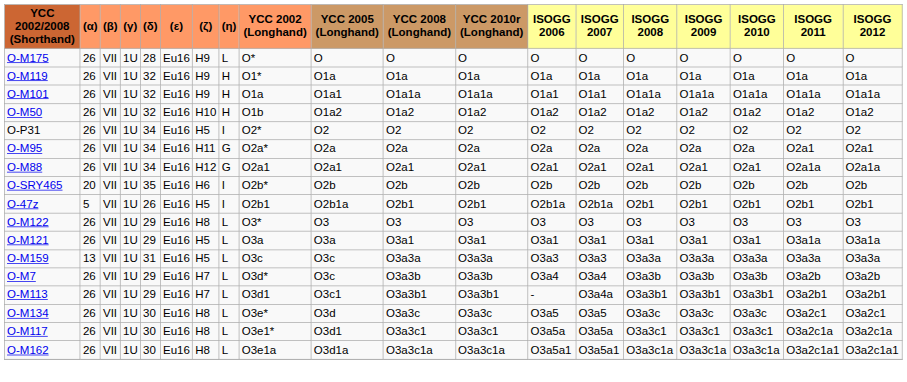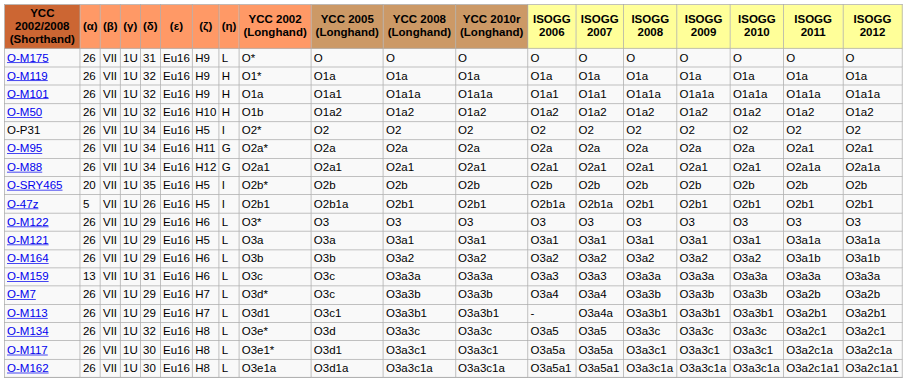(149, 57) 28 -> (149, 57) 31
(203, 185) H6 -> (203, 185) H5
(203, 222) H8 -> (203, 222) H6
+ row: (28, 258)
(203, 258) H5 -> (203, 277) H6
(149, 313) 30 -> (149, 331) 32
